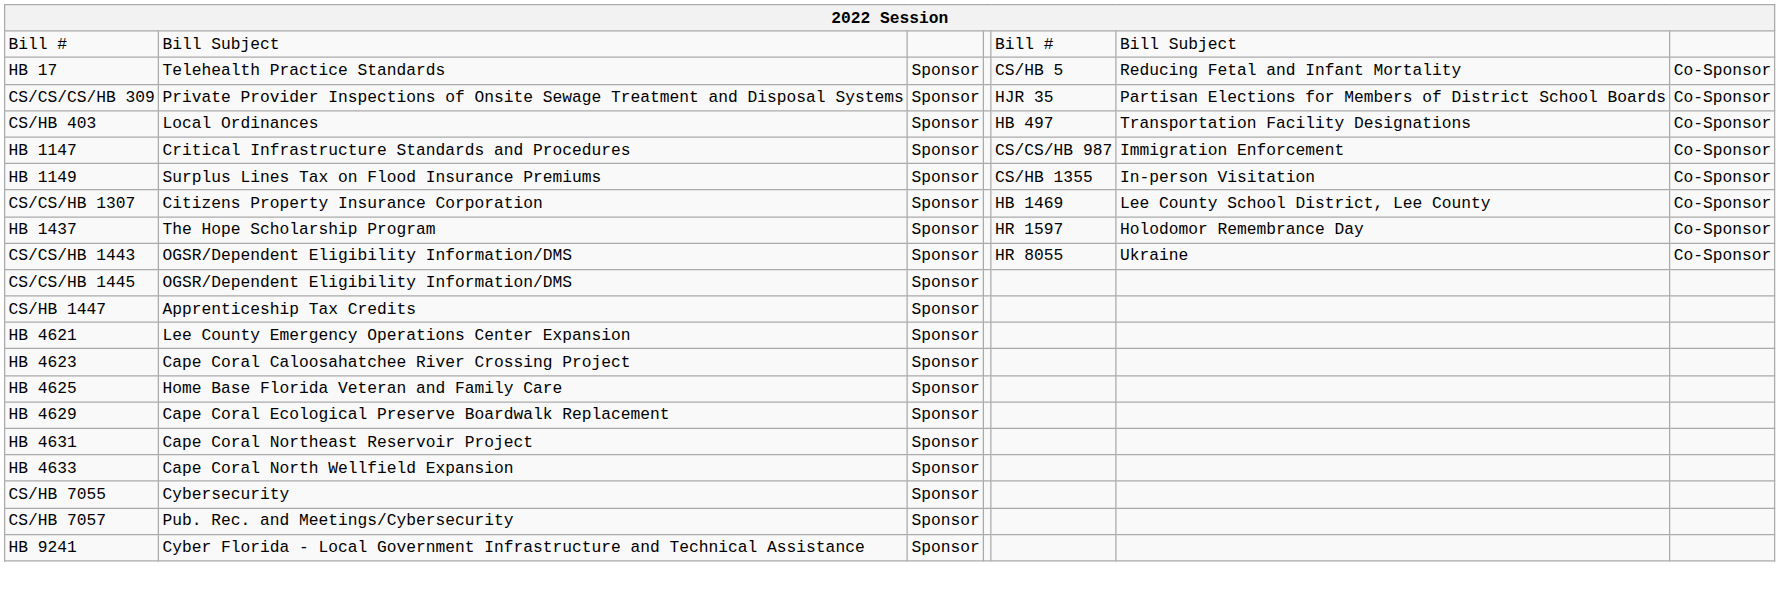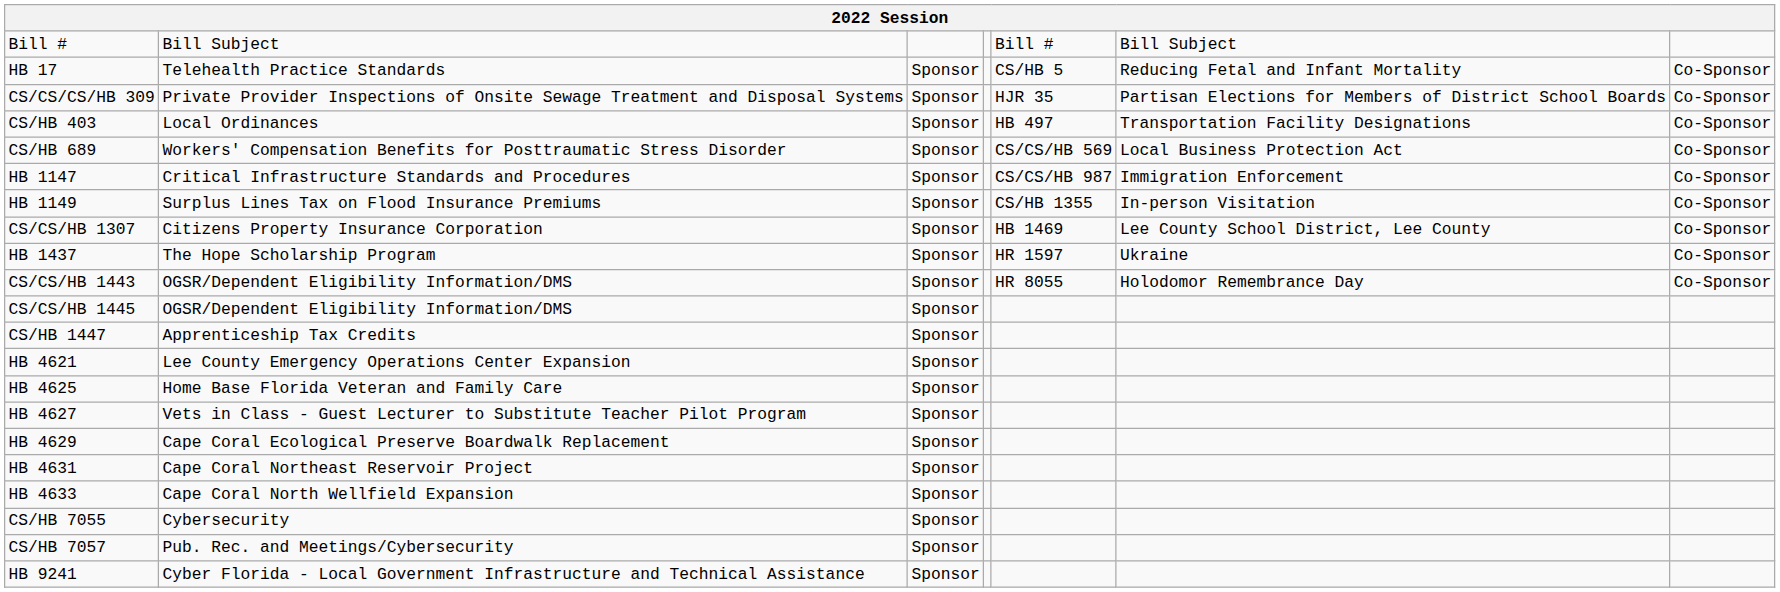+ row: (52, 150)
(1242, 230) Holodomor Remembrance Day -> (1154, 256) Ukraine
(1154, 256) Ukraine -> (1242, 283) Holodomor Remembrance Day
- row: (43, 362)
+ row: (43, 415)
